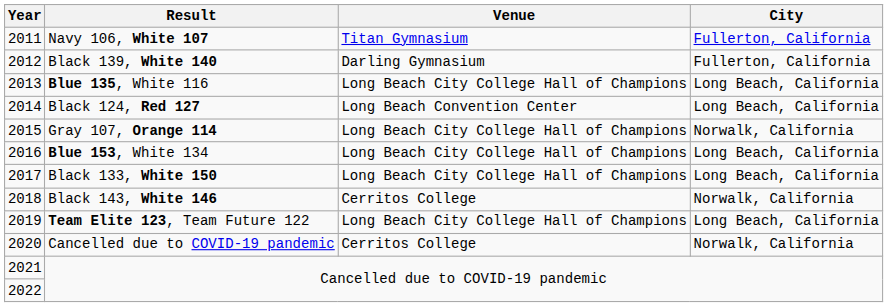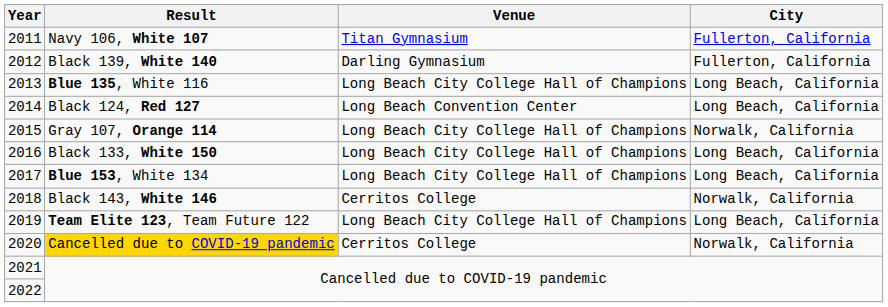(128, 153) Blue 153, White 134 -> (133, 153) Black 133, White 150
(133, 176) Black 133, White 150 -> (128, 176) Blue 153, White 134
(192, 245) no background -> (192, 245) gold background
